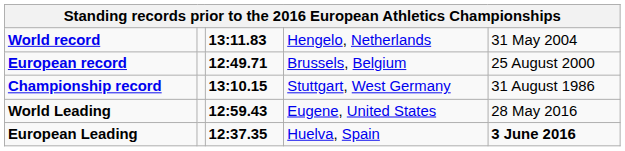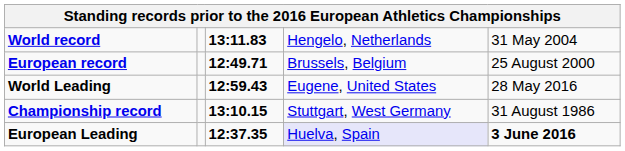rows swapped: (85, 87) <-> (59, 110)
(334, 134) no background -> (334, 134) lavender background
